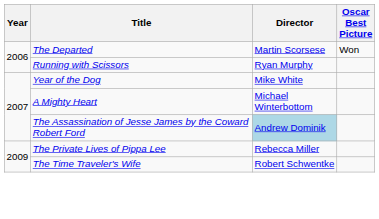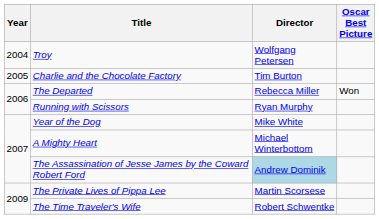+ row: (42, 55)
+ row: (107, 76)
(290, 49) Martin Scorsese -> (287, 91) Rebecca Miller
(287, 149) Rebecca Miller -> (290, 190) Martin Scorsese
